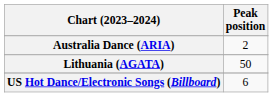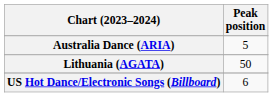(246, 45) 2 -> (246, 45) 5
